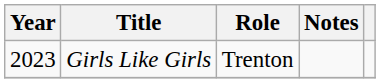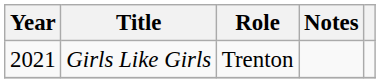(33, 58) 2023 -> (33, 58) 2021
